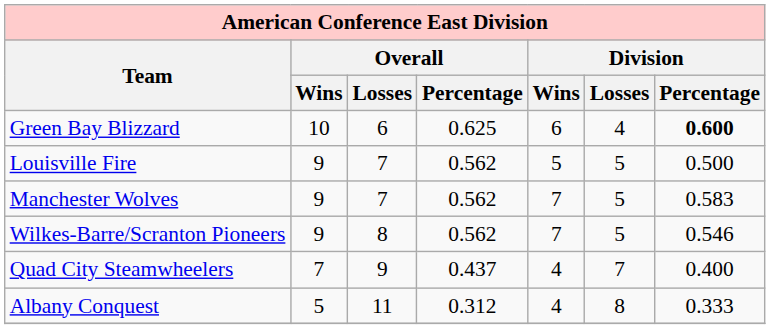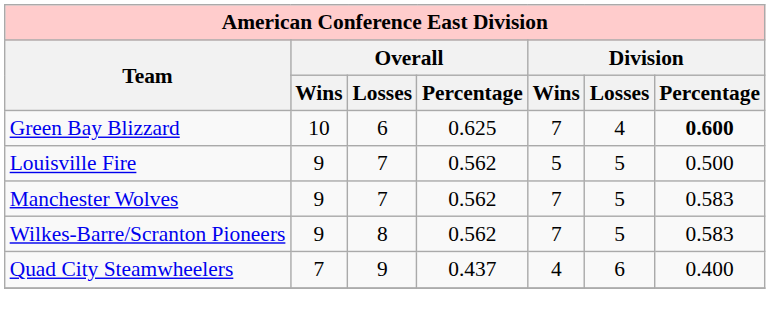(556, 128) 6 -> (556, 128) 7
(710, 234) 0.546 -> (710, 234) 0.583
(620, 269) 7 -> (620, 269) 6
- row: (84, 305)
